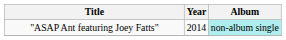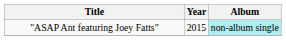(196, 27) 2014 -> (196, 27) 2015
